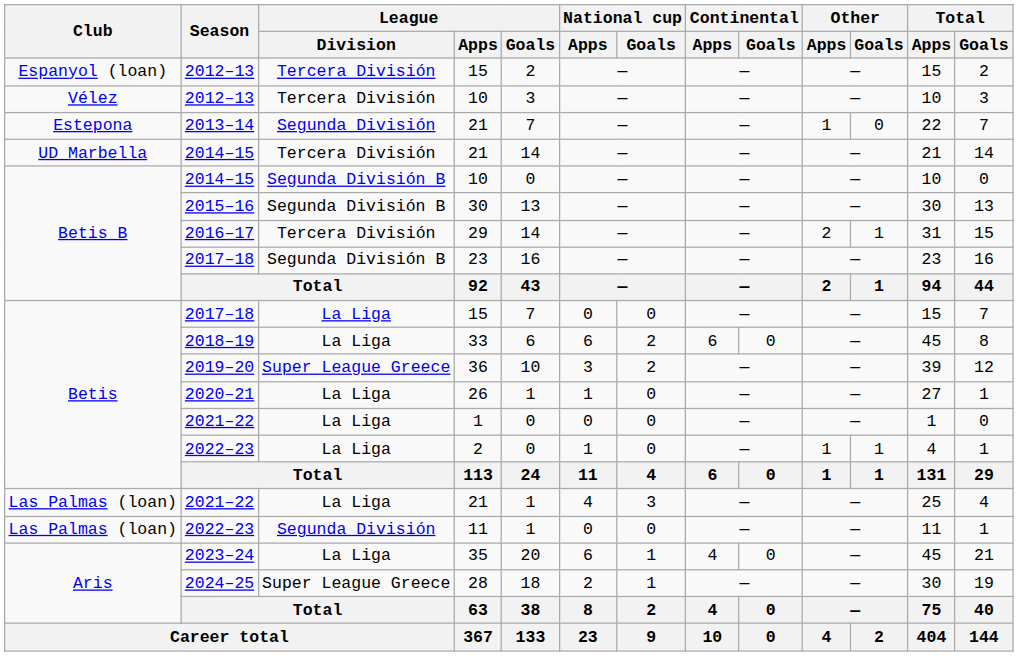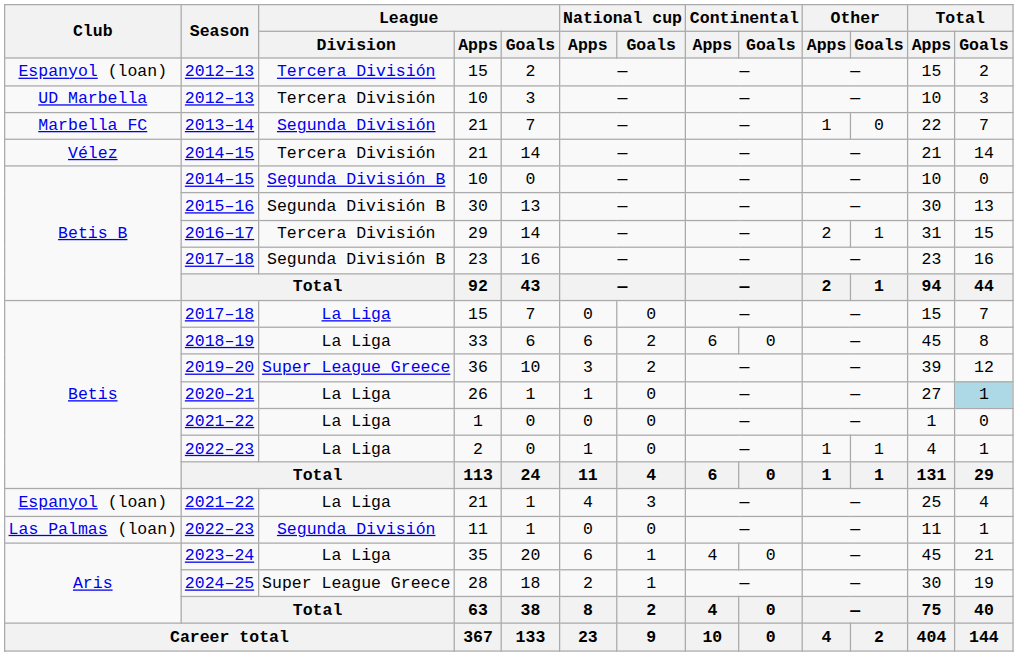(93, 99) Vélez -> (93, 99) UD Marbella
(93, 126) Estepona -> (93, 126) Marbella FC
(93, 153) UD Marbella -> (93, 153) Vélez
(984, 395) no background -> (984, 395) lightblue background
(93, 502) Las Palmas (loan) -> (93, 502) Espanyol (loan)
